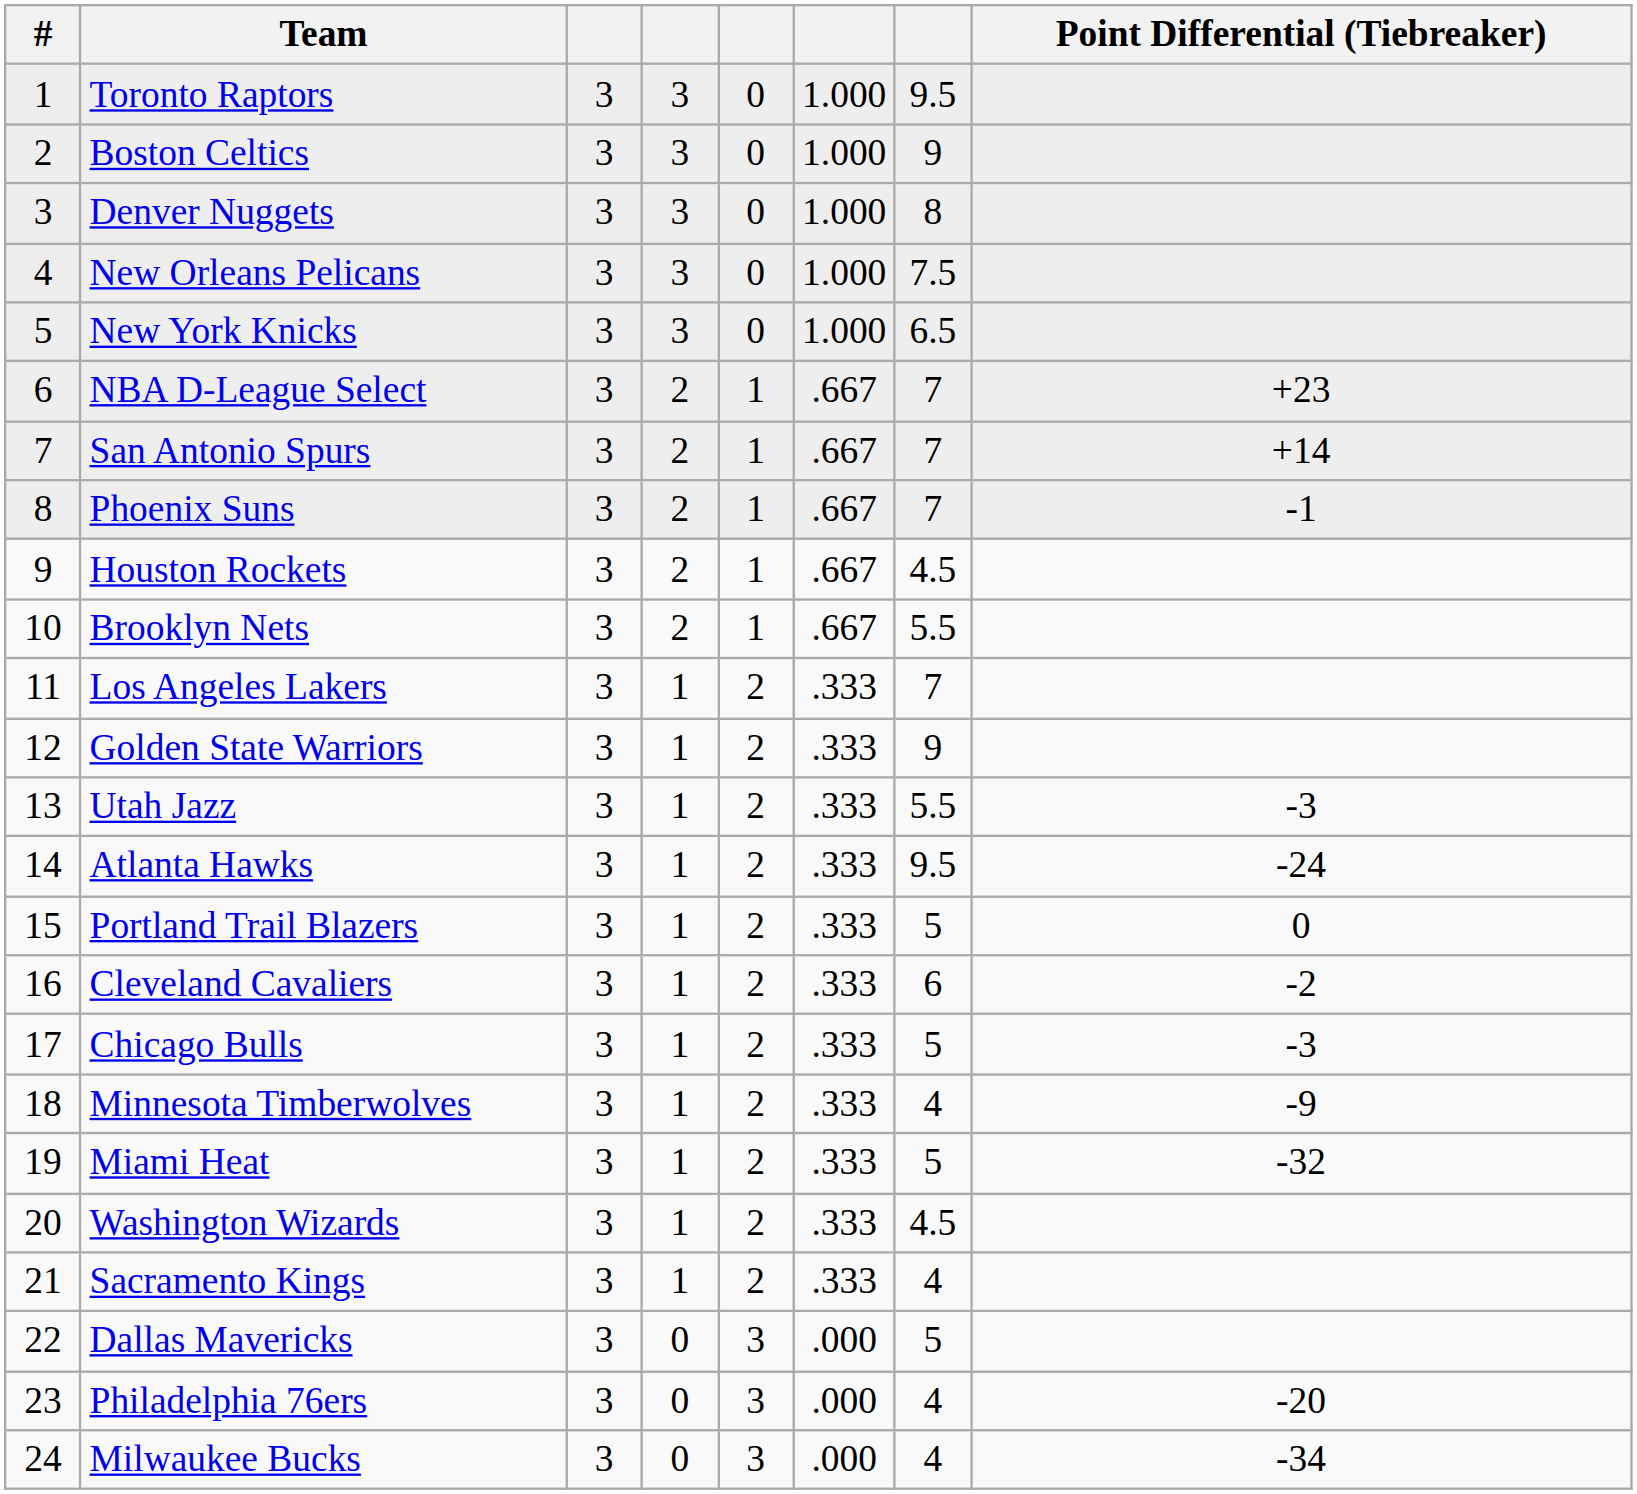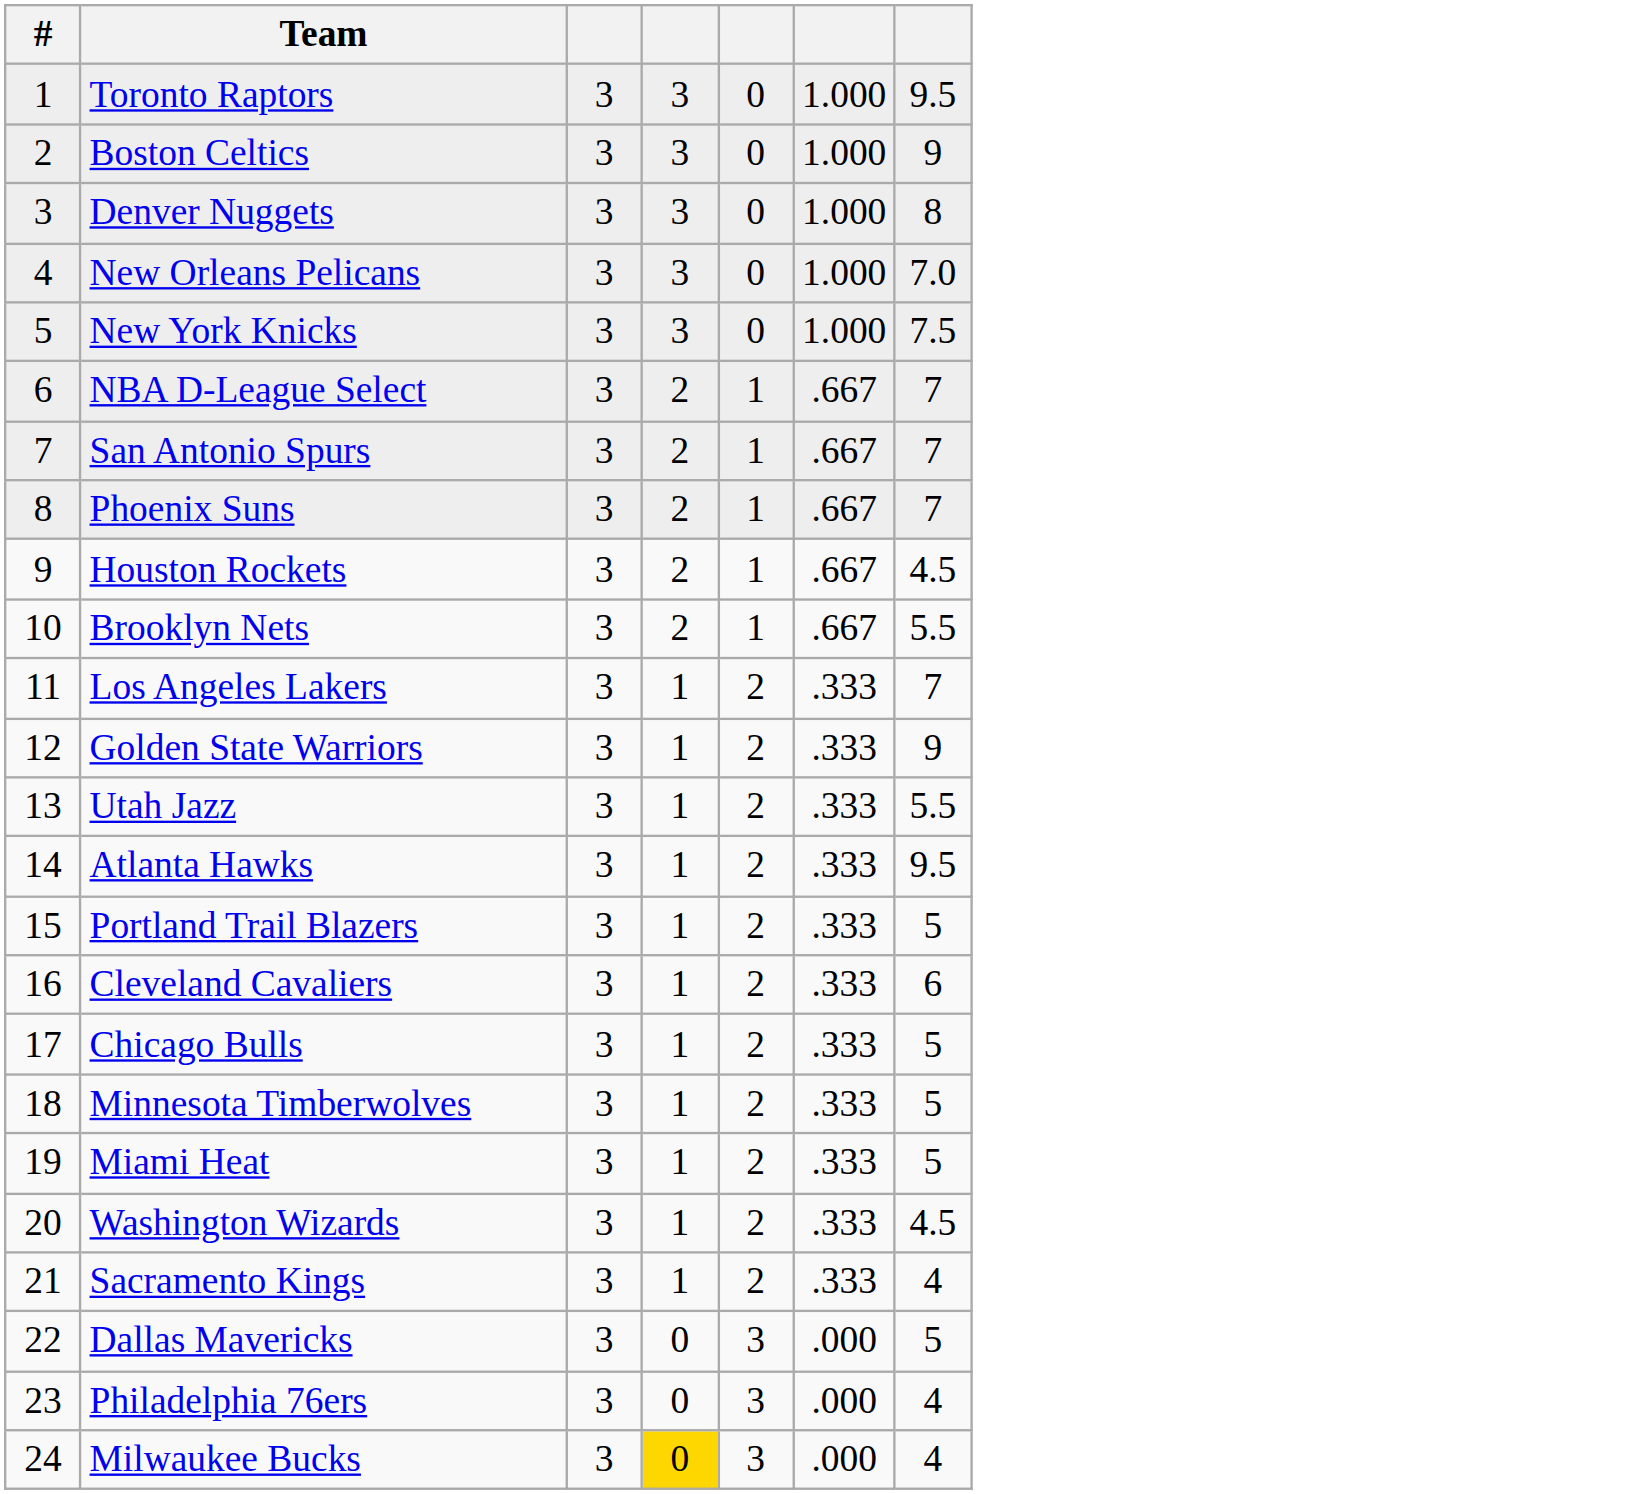- column: (1301, 34)
(933, 271) 7.5 -> (933, 271) 7.0
(933, 331) 6.5 -> (933, 331) 7.5
(933, 1102) 4 -> (933, 1102) 5
(680, 1459) no background -> (680, 1459) gold background
